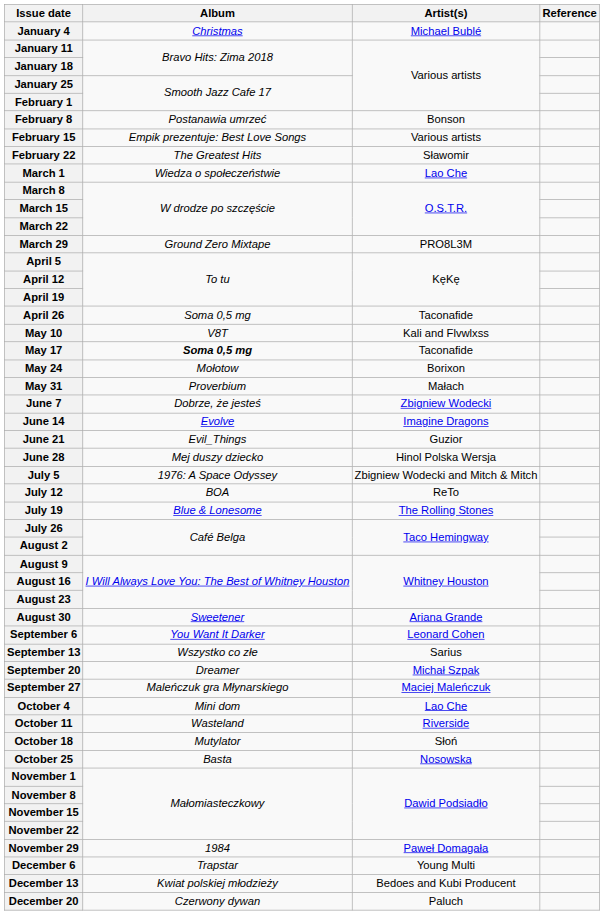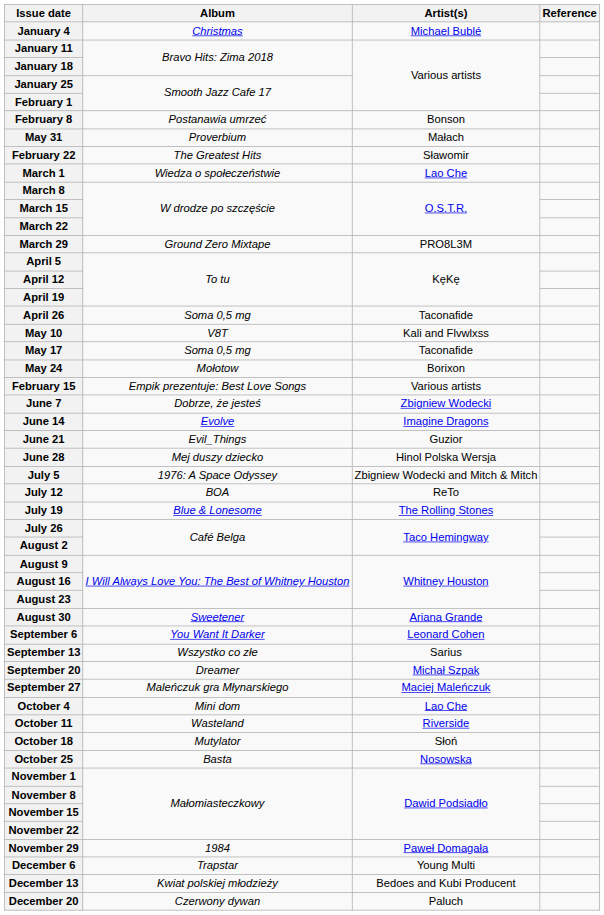rows swapped: (44, 137) <-> (44, 386)
(217, 350) bold -> (217, 350) normal
